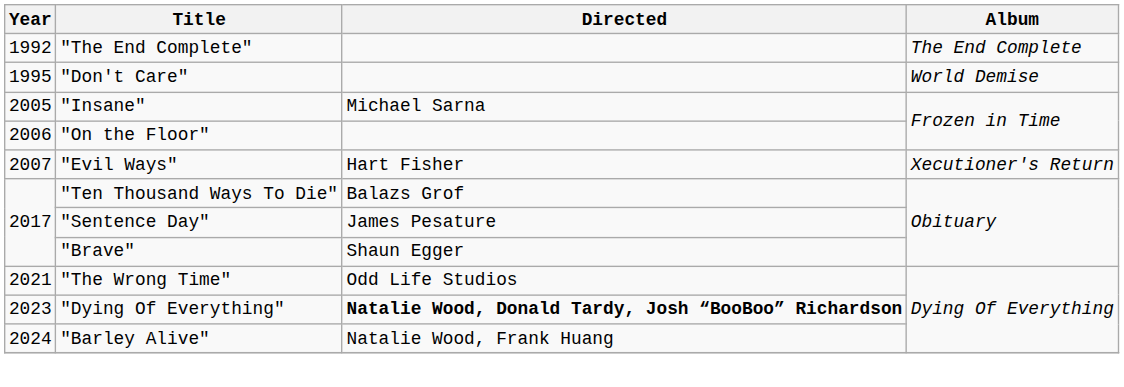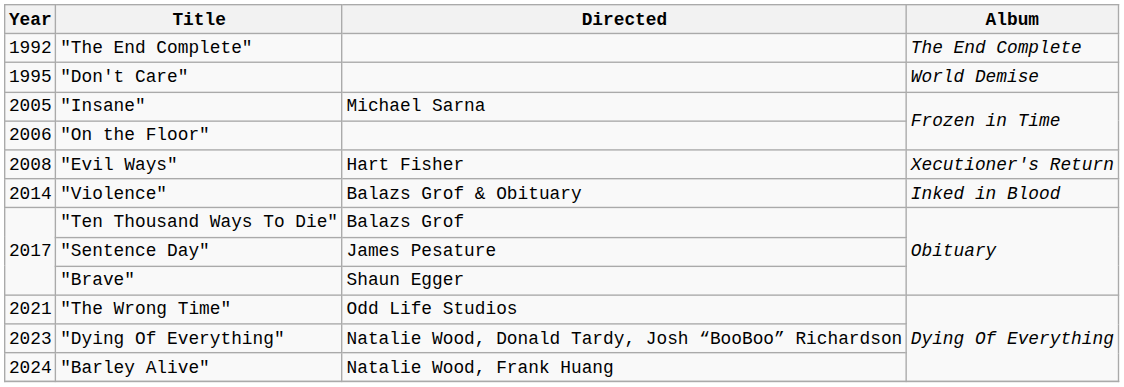(30, 164) 2007 -> (30, 164) 2008
+ row: (114, 193)
(624, 309) bold -> (624, 338) normal
